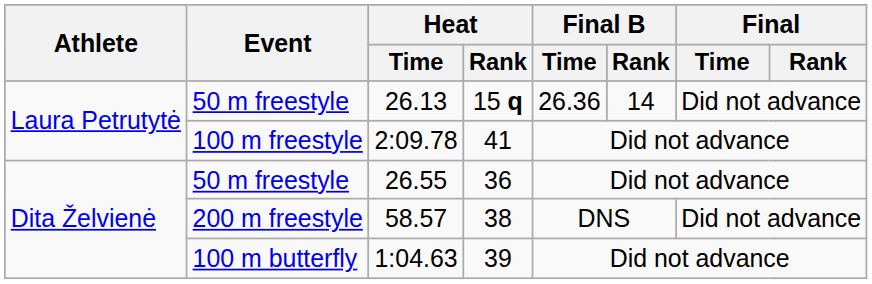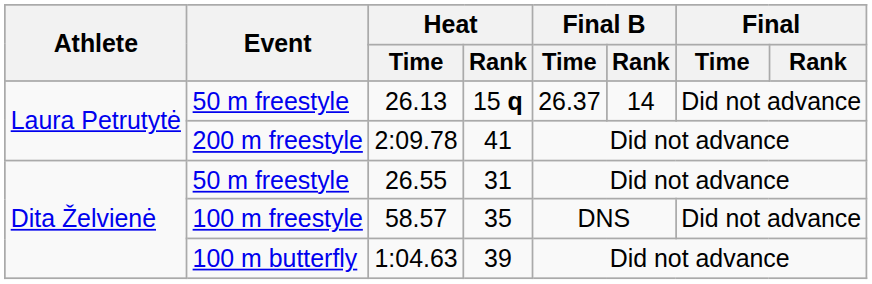(569, 101) 26.36 -> (569, 101) 26.37
(278, 141) 100 m freestyle -> (278, 141) 200 m freestyle
(498, 180) 36 -> (498, 180) 31
(278, 220) 200 m freestyle -> (278, 220) 100 m freestyle
(498, 220) 38 -> (498, 220) 35
